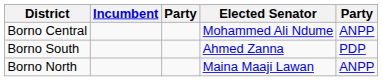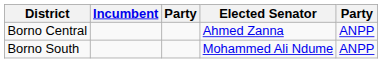(268, 31) Mohammed Ali Ndume -> (243, 31) Ahmed Zanna
(243, 49) Ahmed Zanna -> (268, 49) Mohammed Ali Ndume
(353, 49) PDP -> (357, 49) ANPP
- row: (42, 67)
